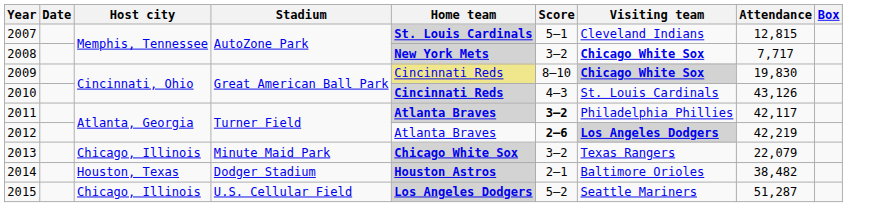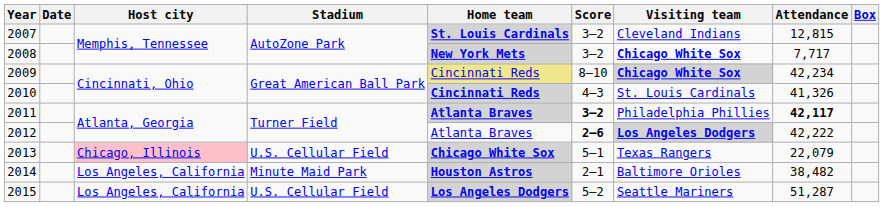(557, 34) 5–1 -> (593, 34) 3–2
(776, 73) 19,830 -> (812, 73) 42,234
(776, 93) 43,126 -> (812, 93) 41,326
(776, 113) normal -> (812, 113) bold
(776, 133) 42,219 -> (812, 133) 42,222
(139, 152) no background -> (139, 152) pink background
(272, 152) Minute Maid Park -> (319, 152) U.S. Cellular Field
(557, 152) 3–2 -> (593, 152) 5–1
(128, 172) Houston, Texas -> (161, 172) Los Angeles, California
(265, 172) Dodger Stadium -> (308, 172) Minute Maid Park
(139, 192) Chicago, Illinois -> (161, 192) Los Angeles, California
